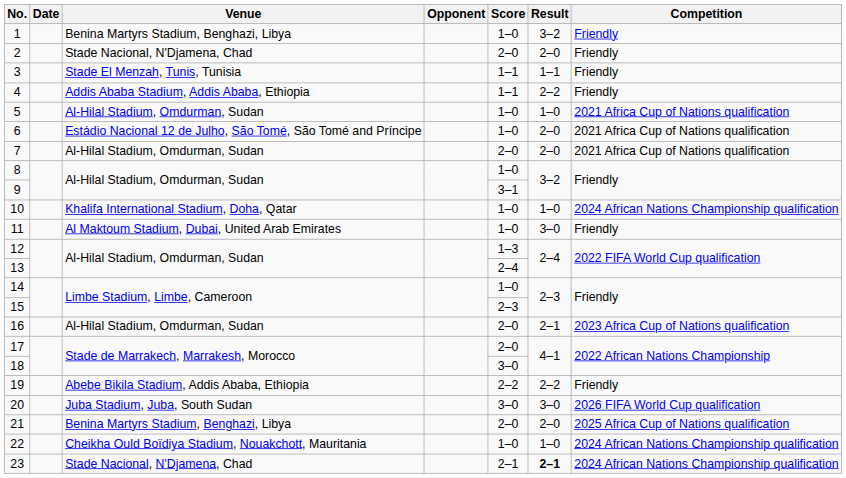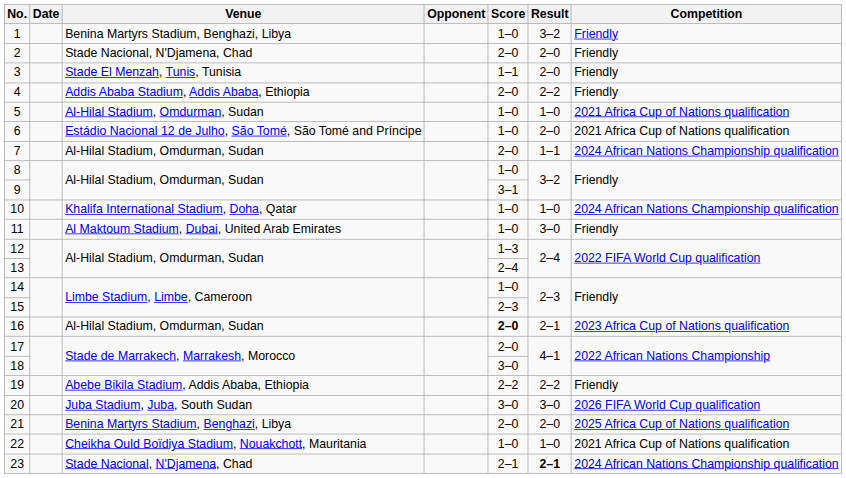(550, 72) 1–1 -> (550, 72) 2–0
(508, 92) 1–1 -> (508, 92) 2–0
(550, 151) 2–0 -> (550, 151) 1–1
(682, 151) 2021 Africa Cup of Nations qualification -> (706, 151) 2024 African Nations Championship qualification
(508, 326) normal -> (508, 326) bold
(706, 444) 2024 African Nations Championship qualification -> (682, 444) 2021 Africa Cup of Nations qualification
